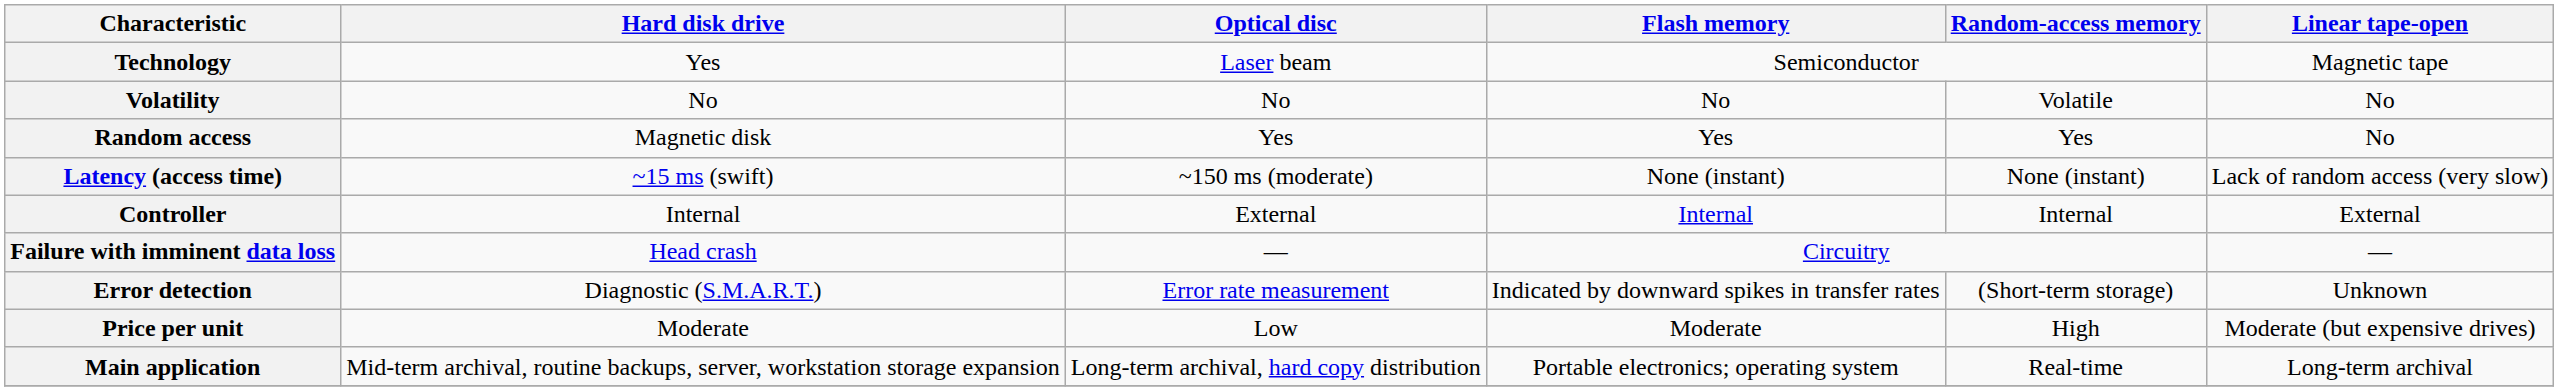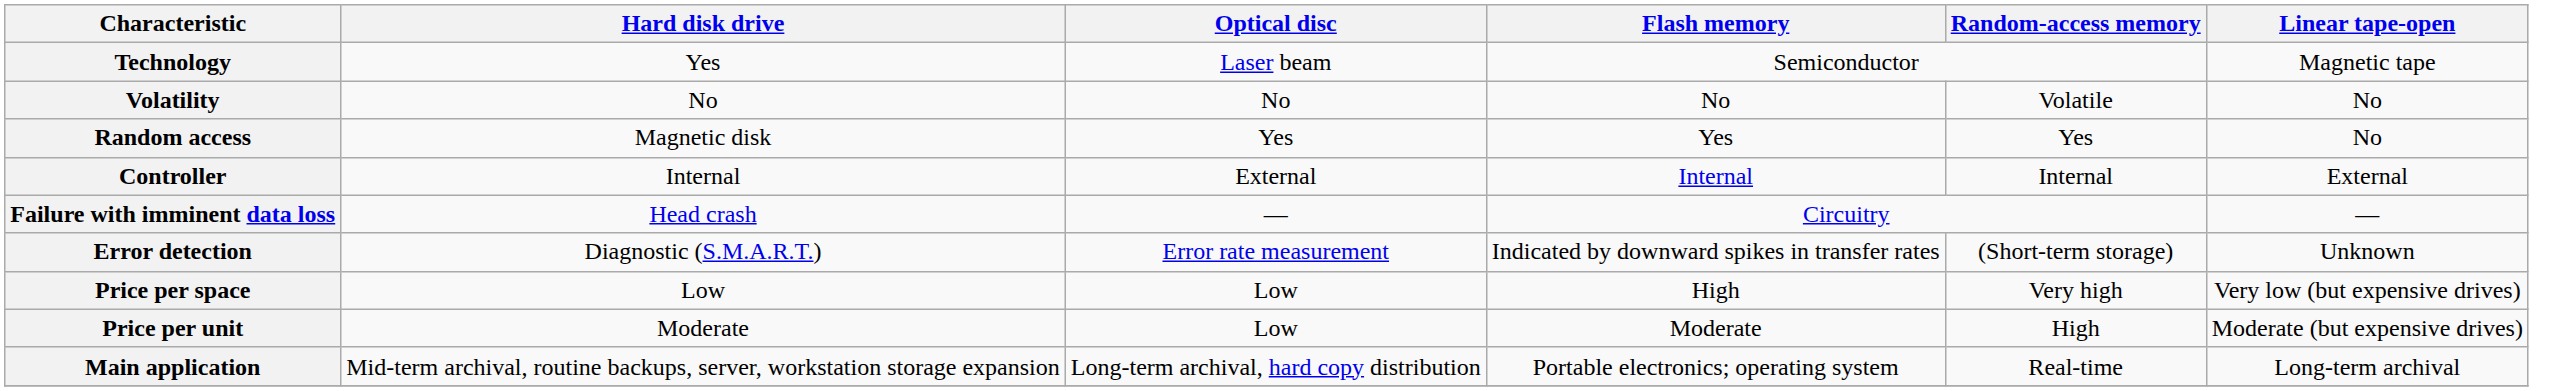- row: (173, 175)
+ row: (173, 289)
